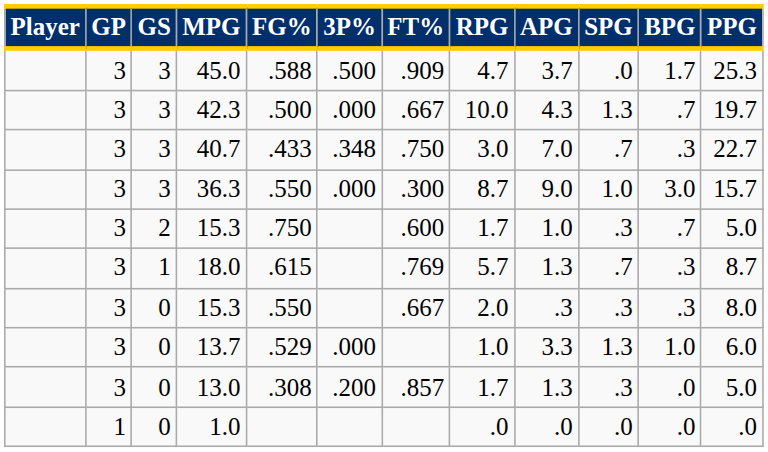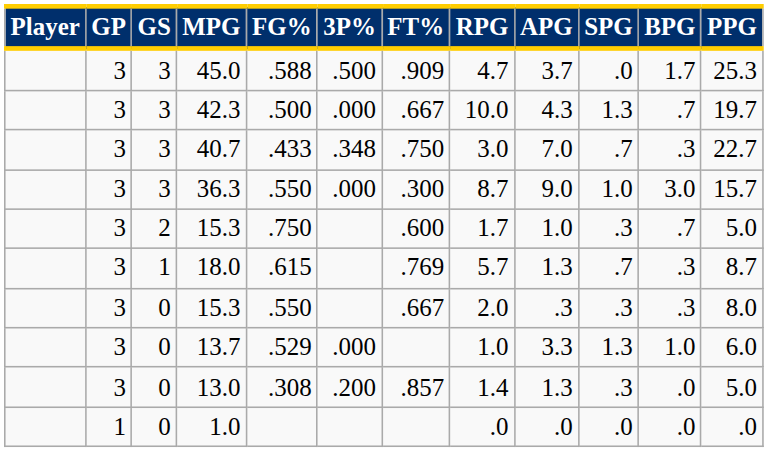(493, 386) 1.7 -> (493, 386) 1.4
